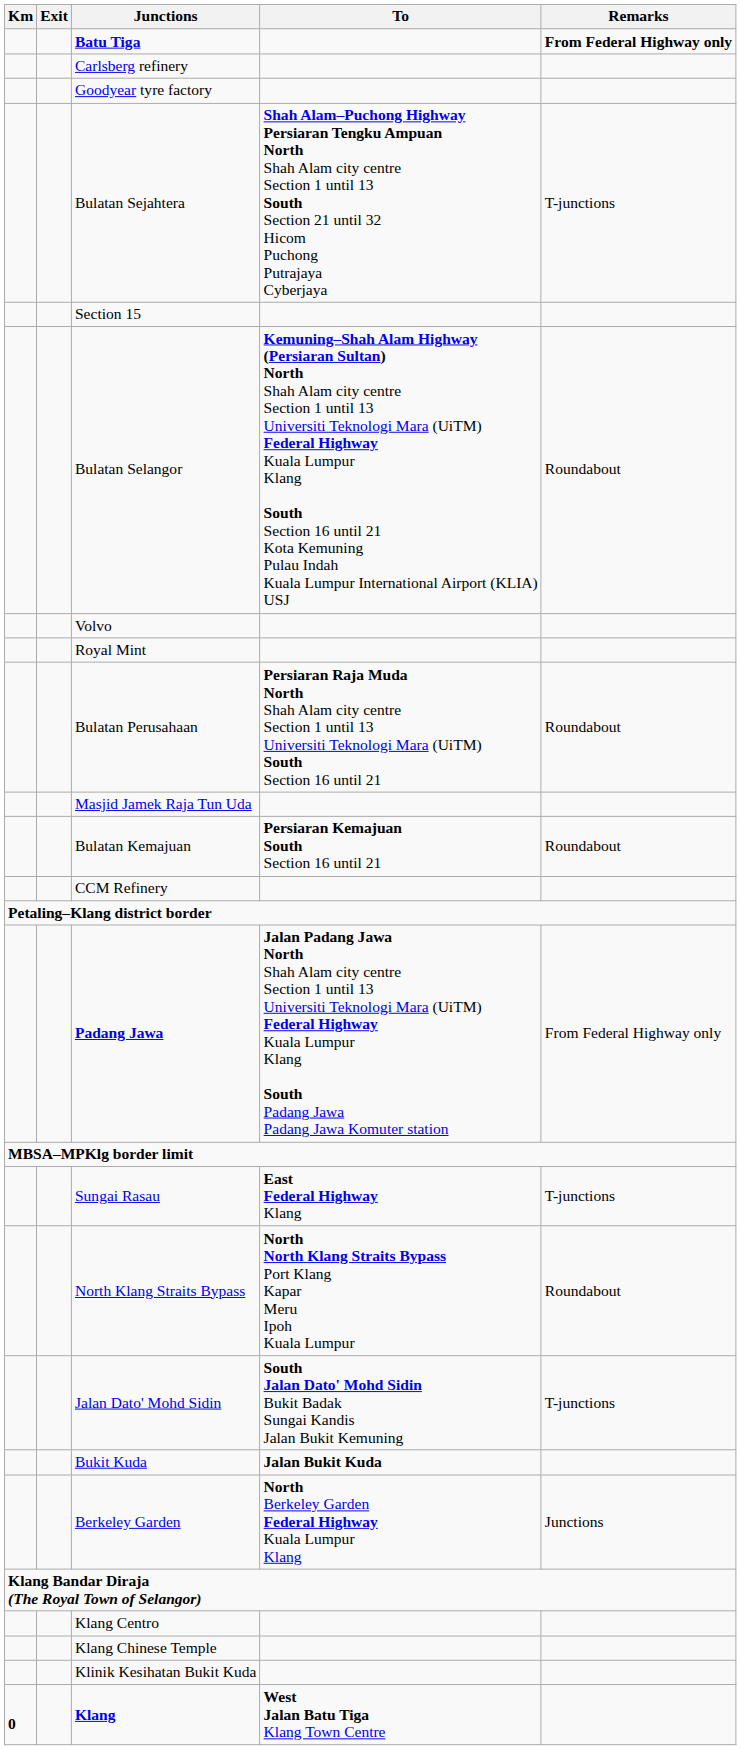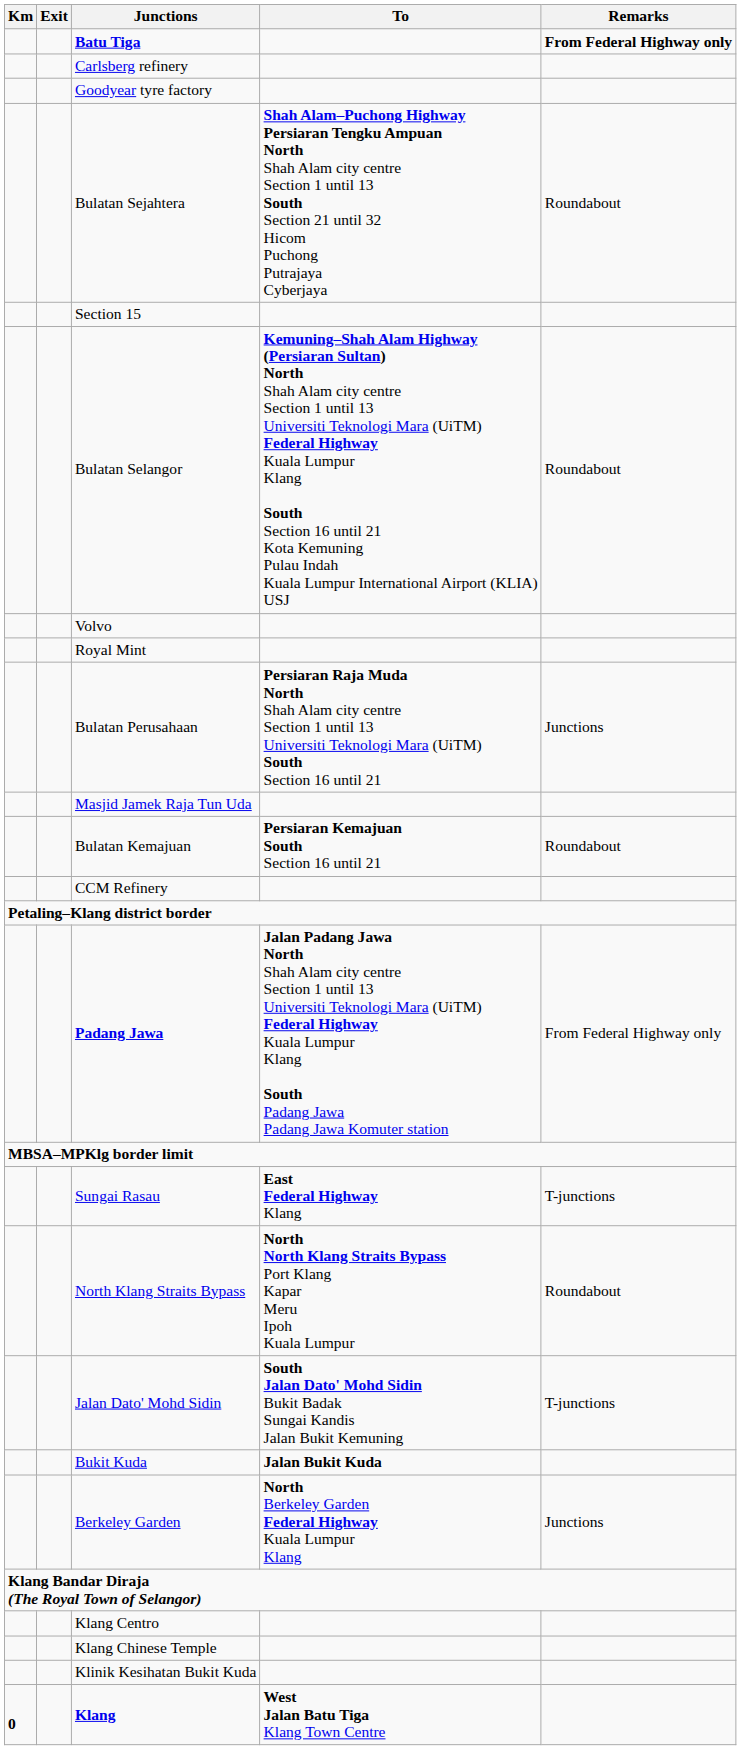(580, 202) T-junctions -> (583, 202) Roundabout
(583, 727) Roundabout -> (574, 727) Junctions
